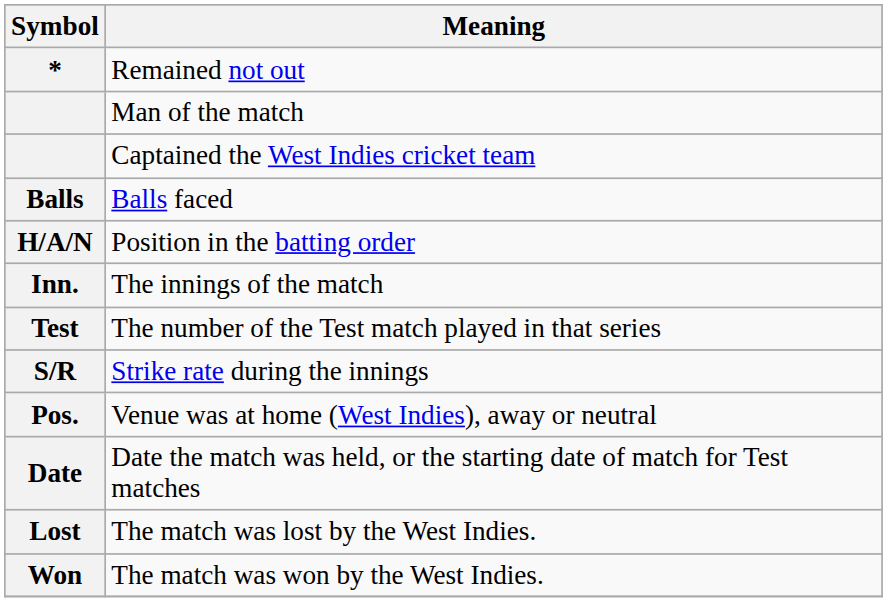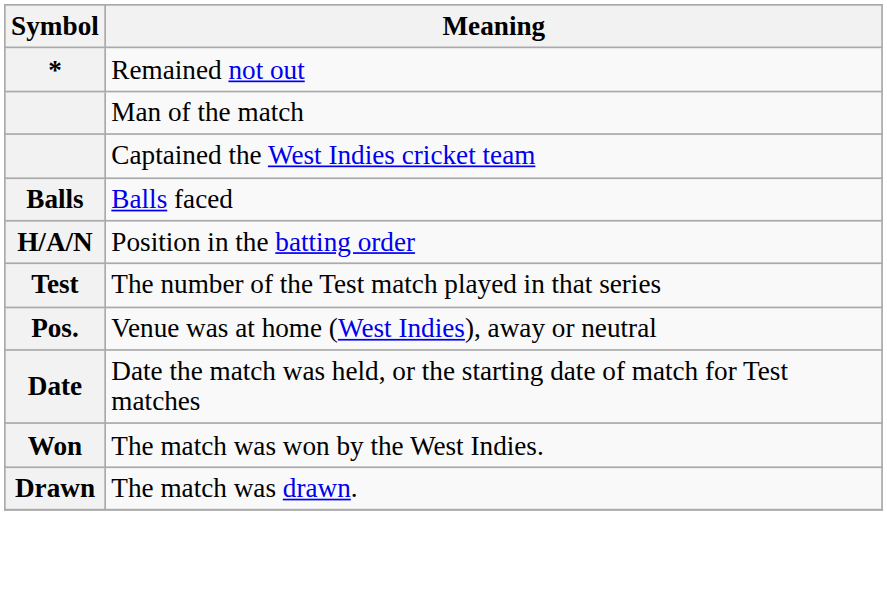- row: (247, 284)
- row: (270, 371)
- row: (324, 531)
+ row: (234, 488)
